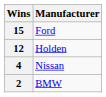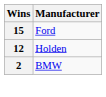- row: (19, 66)
